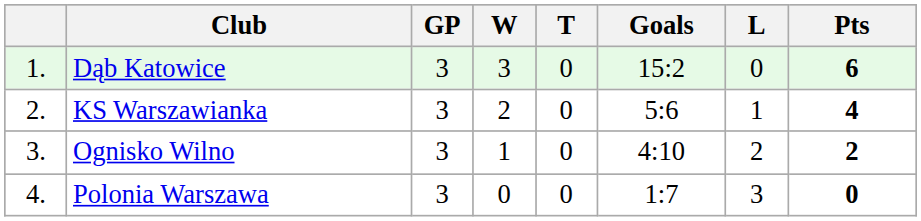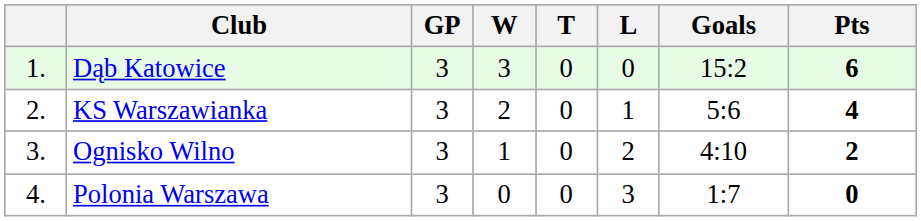columns swapped: (757, 25) <-> (661, 25)
